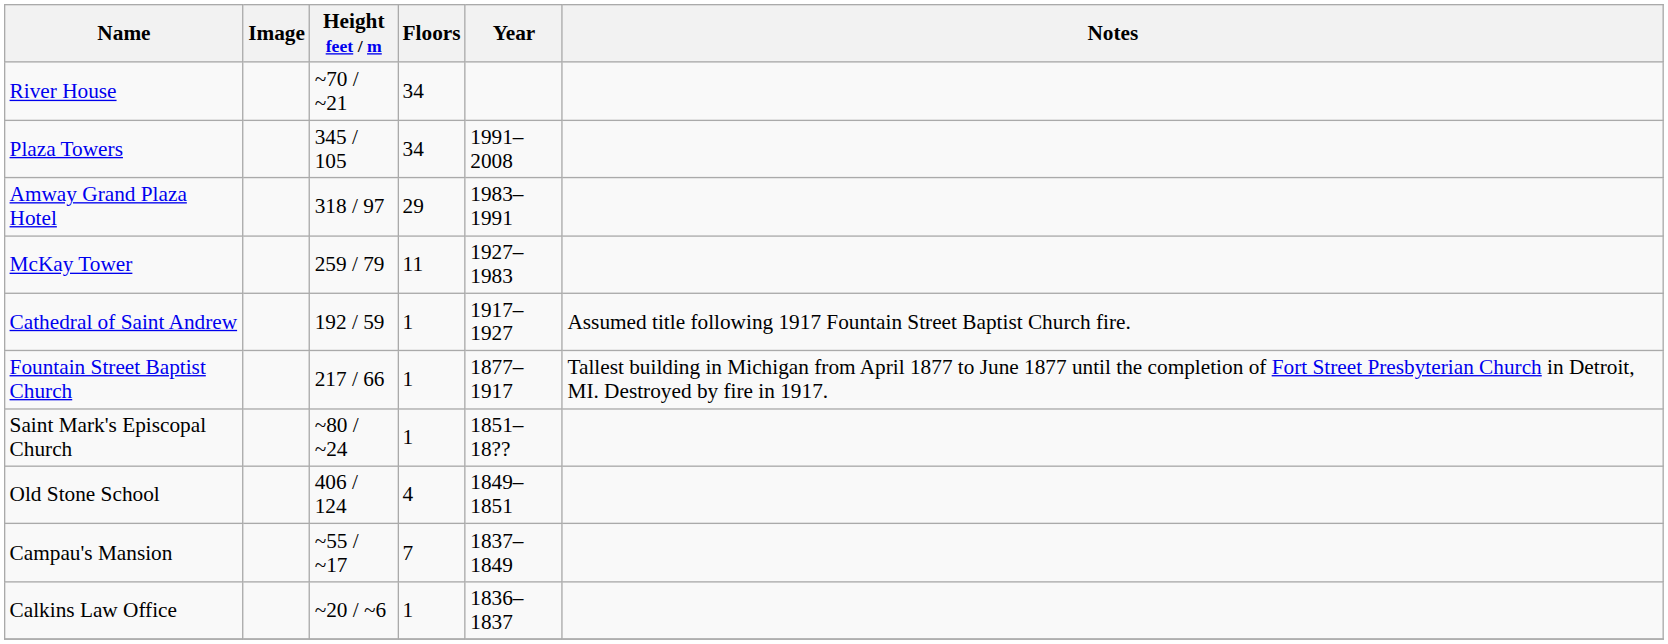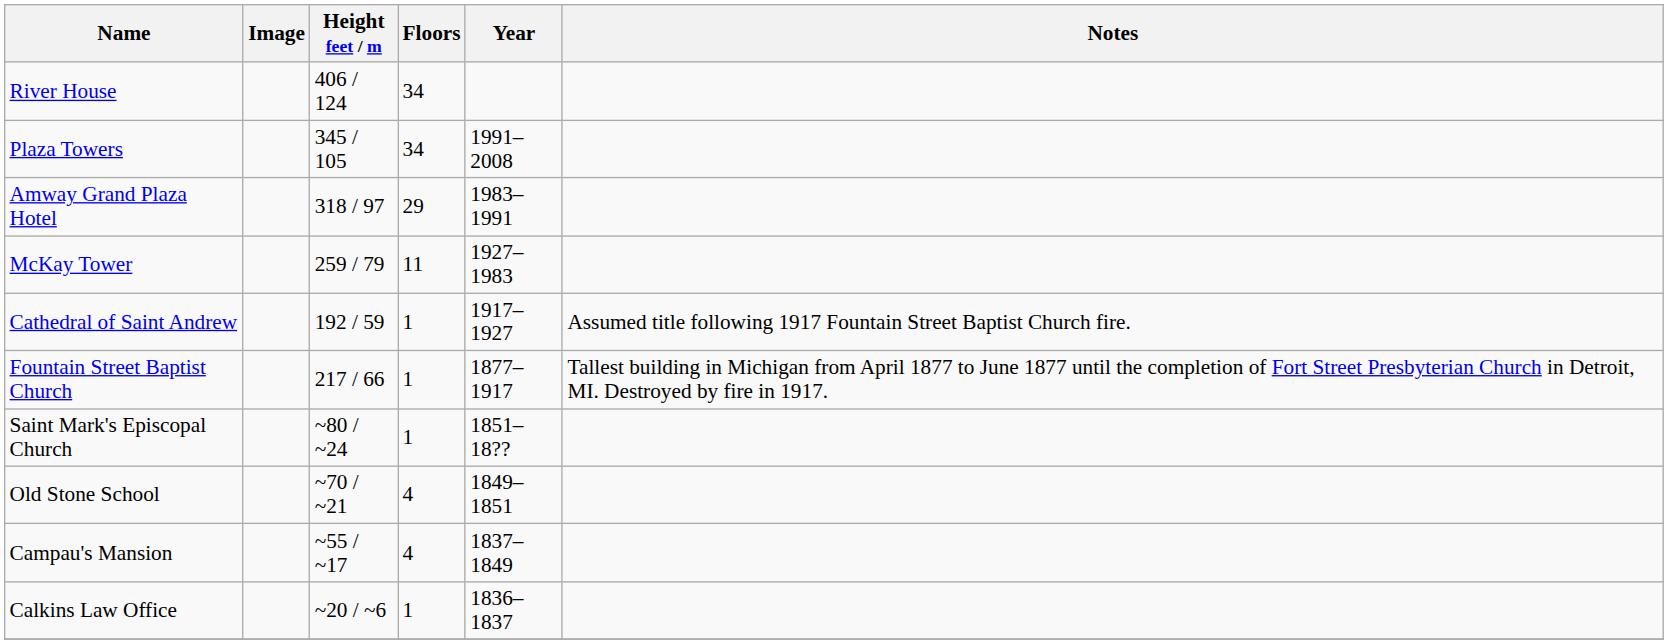(337, 91) ~70 / ~21 -> (336, 91) 406 / 124
(336, 494) 406 / 124 -> (337, 494) ~70 / ~21
(408, 552) 7 -> (408, 552) 4
